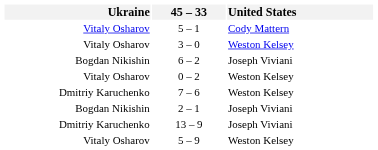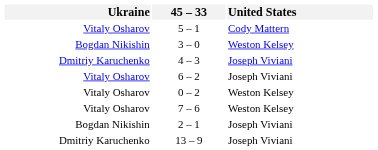(117, 44) Vitaly Osharov -> (113, 44) Bogdan Nikishin
+ row: (189, 60)
(113, 60) Bogdan Nikishin -> (117, 76) Vitaly Osharov
(104, 92) Dmitriy Karuchenko -> (117, 108) Vitaly Osharov
- row: (189, 140)
